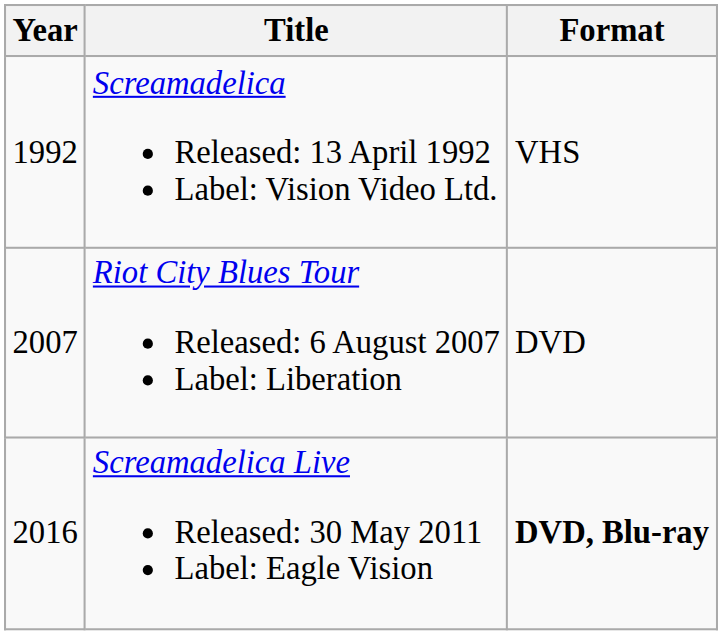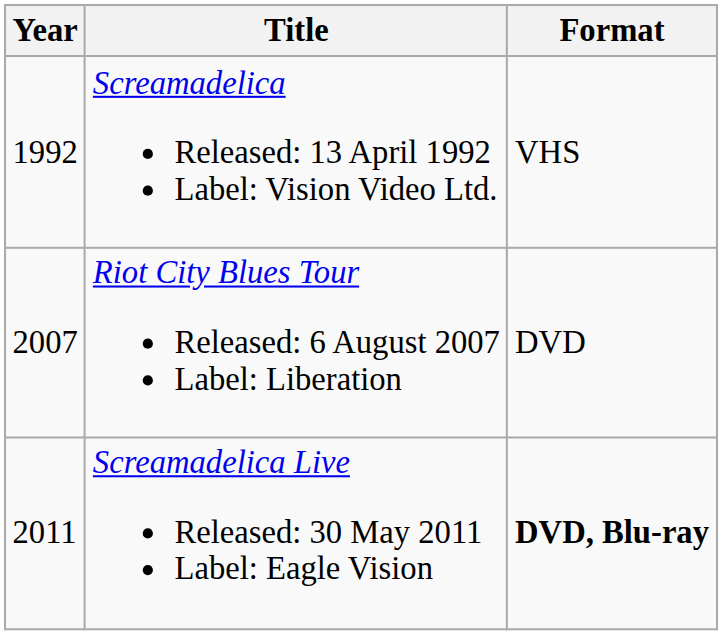(45, 532) 2016 -> (45, 532) 2011
